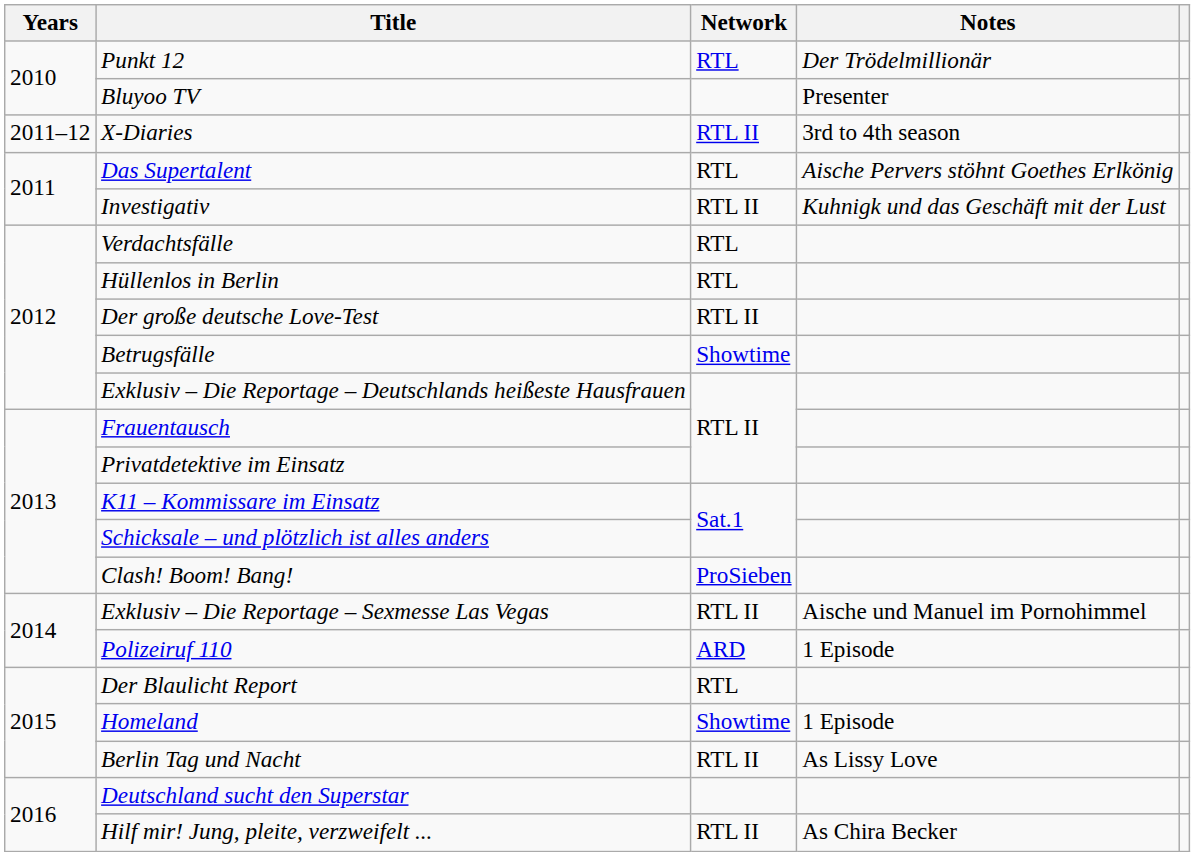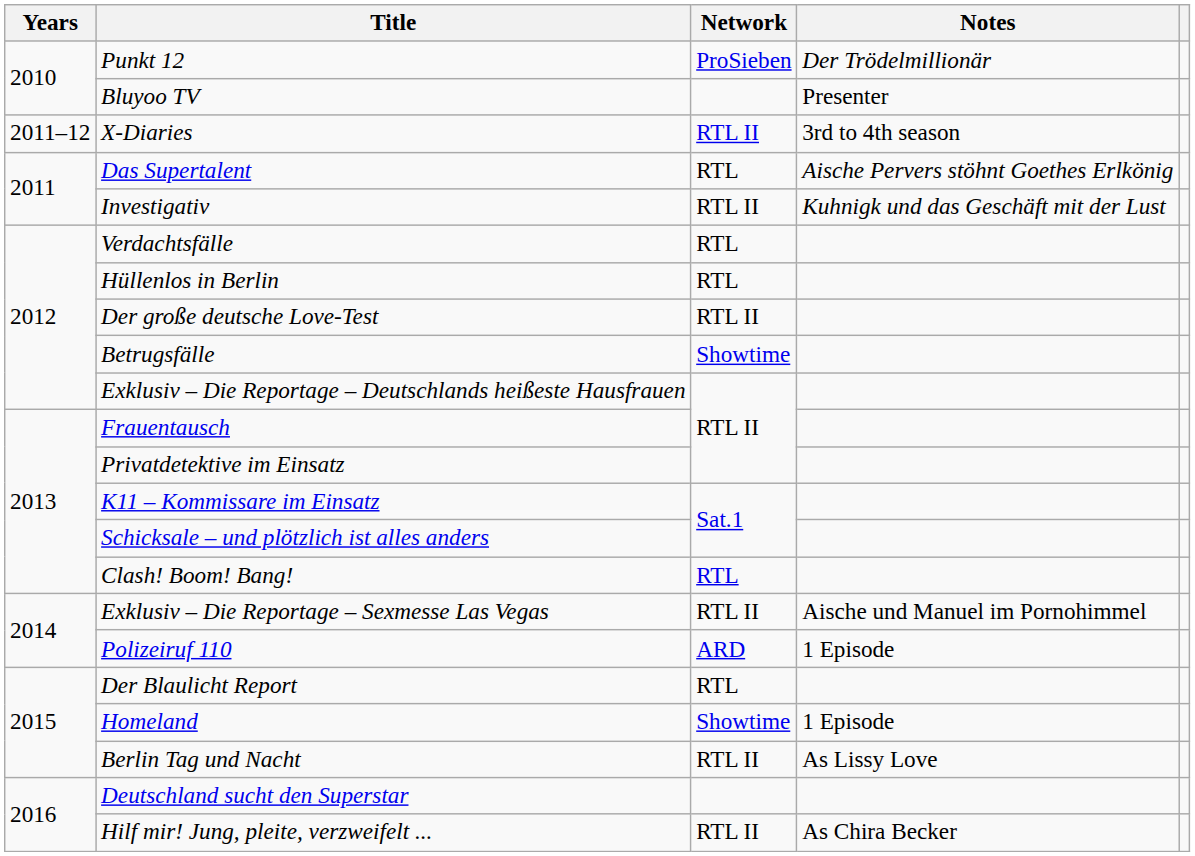(717, 59) RTL -> (744, 59) ProSieben
(744, 574) ProSieben -> (717, 574) RTL
